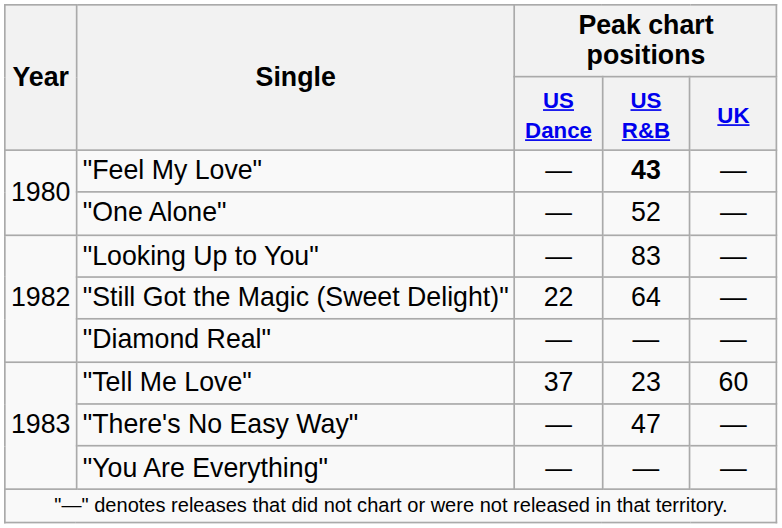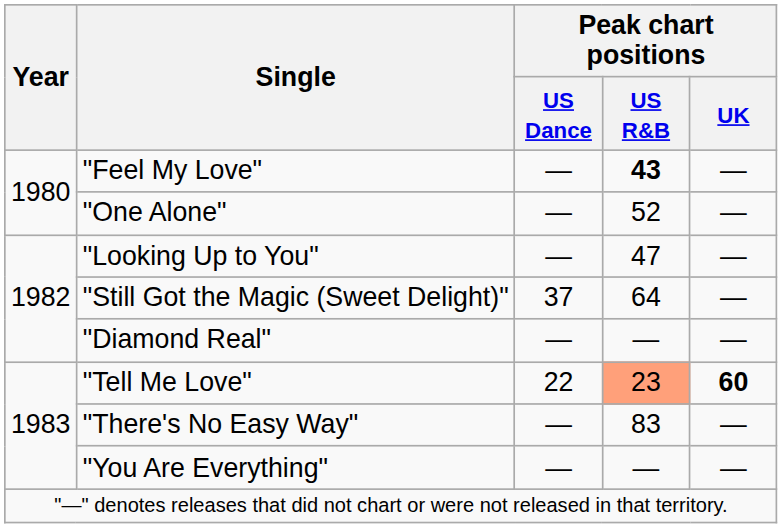(646, 255) 83 -> (646, 255) 47
(559, 297) 22 -> (559, 297) 37
(559, 382) 37 -> (559, 382) 22
(646, 382) no background -> (646, 382) lightsalmon background
(733, 382) normal -> (733, 382) bold
(646, 424) 47 -> (646, 424) 83
